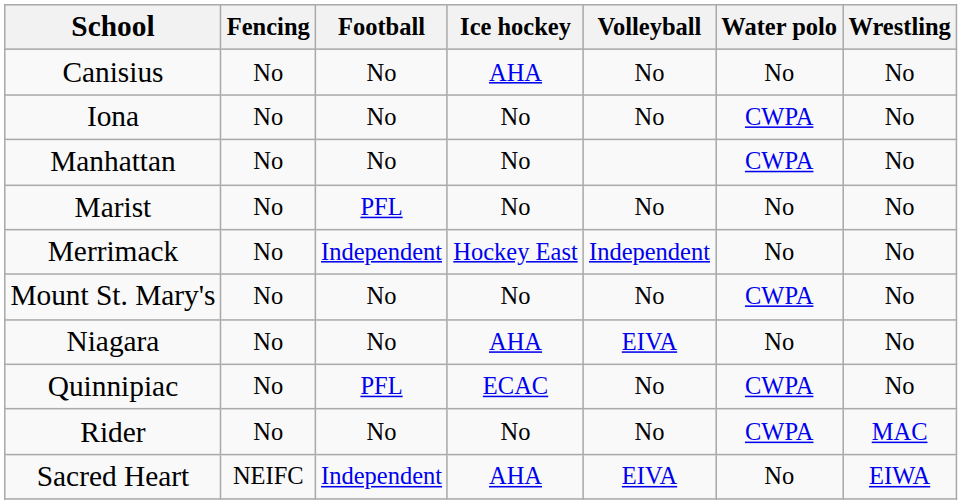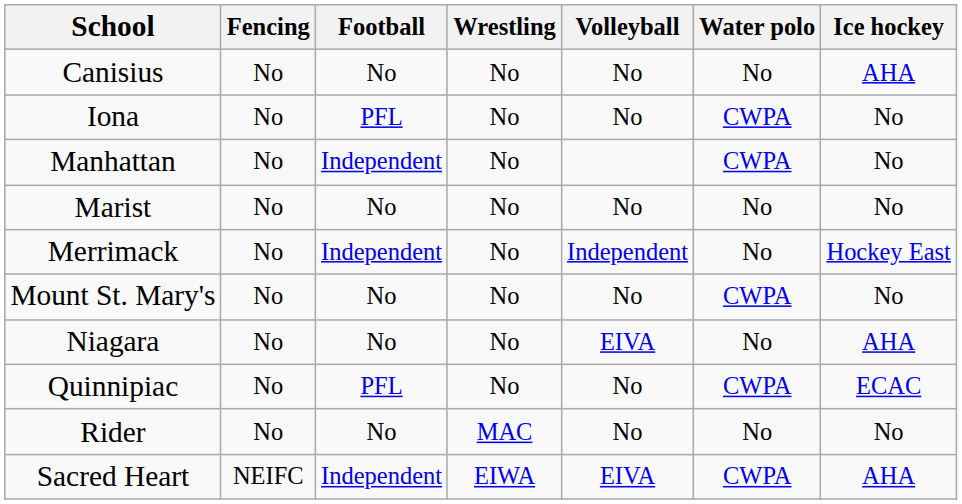columns swapped: (516, 26) <-> (900, 26)
(382, 116) No -> (382, 116) PFL
(382, 161) No -> (382, 161) Independent
(382, 206) PFL -> (382, 206) No
(779, 431) CWPA -> (757, 431) No
(779, 476) No -> (757, 476) CWPA
